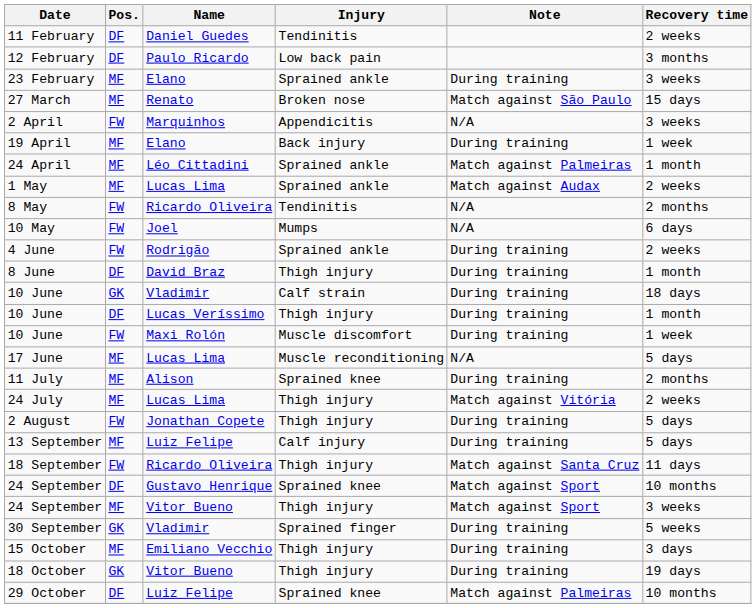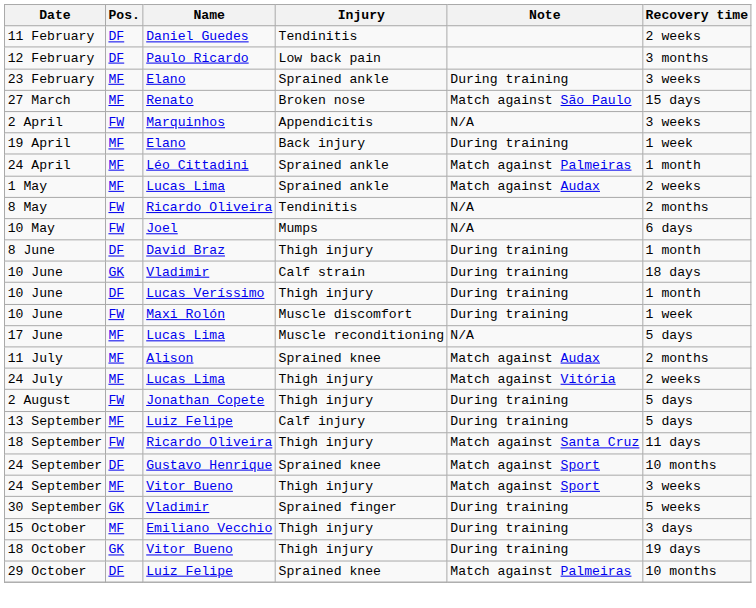- row: (31, 251)
(509, 379) During training -> (525, 358) Match against Audax
